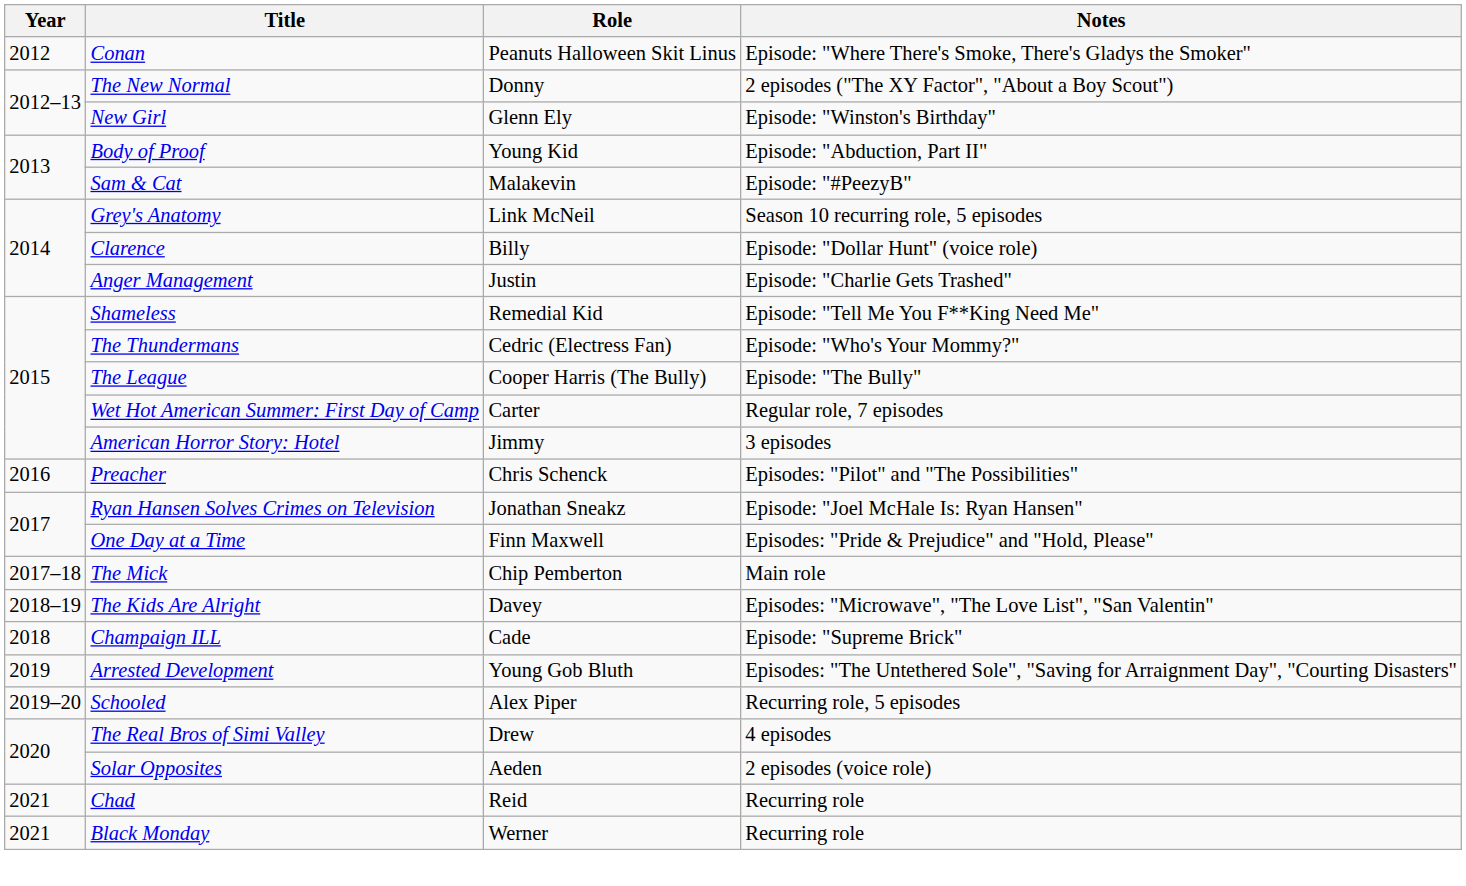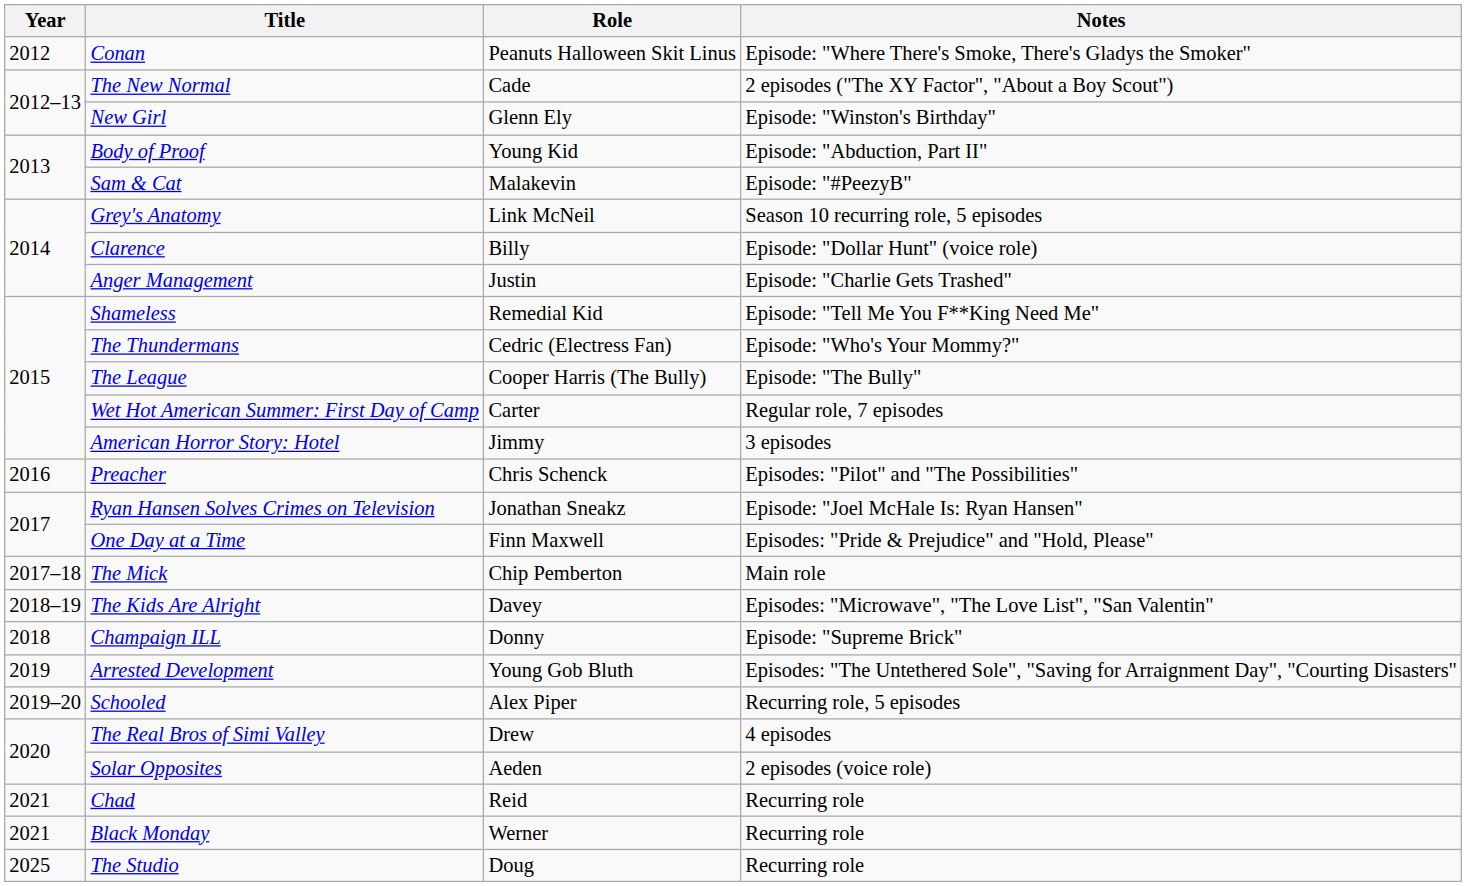(516, 85) Donny -> (509, 85) Cade
(509, 637) Cade -> (516, 637) Donny
+ row: (135, 865)
